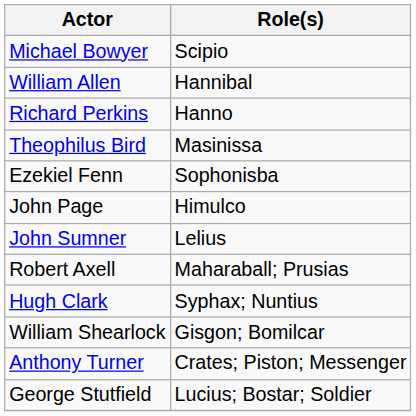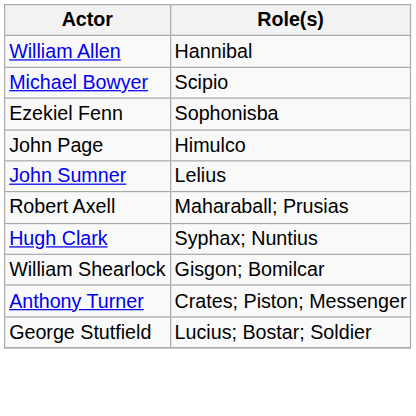rows swapped: (65, 82) <-> (79, 51)
- row: (79, 113)
- row: (78, 144)
